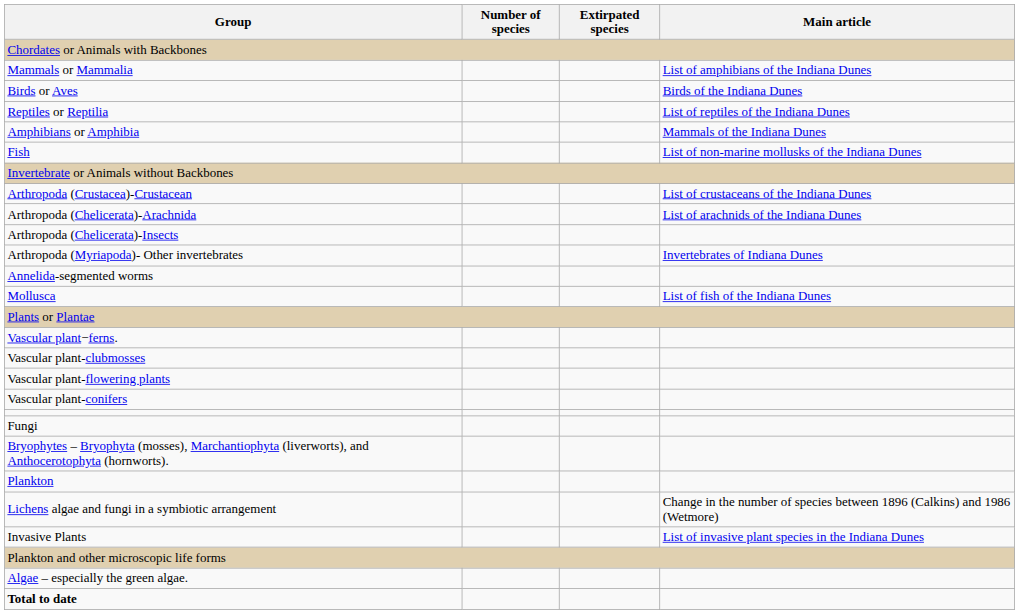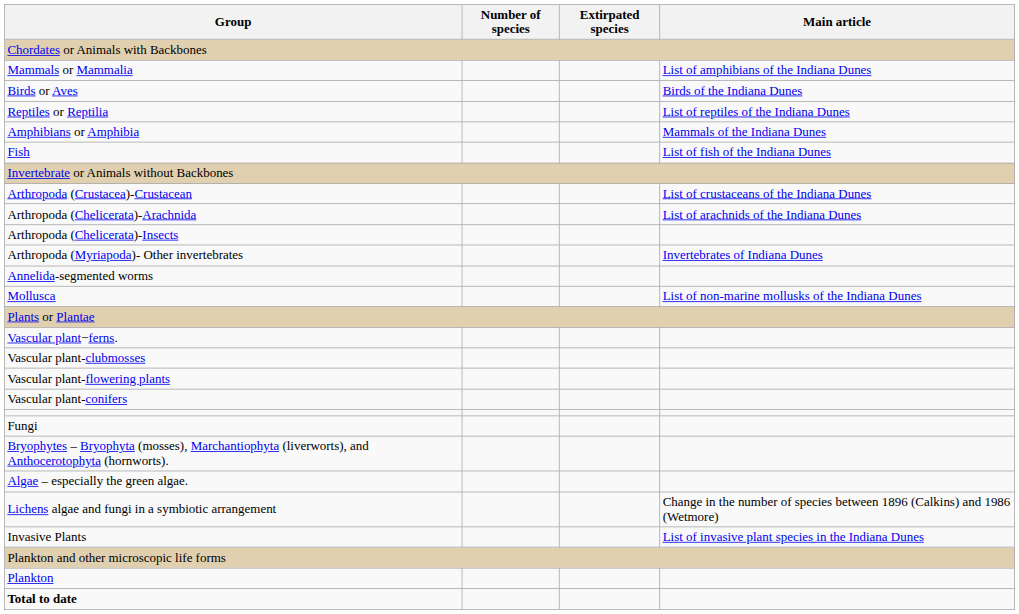(792, 152) List of non-marine mollusks of the Indiana Dunes -> (747, 152) List of fish of the Indiana Dunes
(747, 296) List of fish of the Indiana Dunes -> (792, 296) List of non-marine mollusks of the Indiana Dunes
rows swapped: (98, 578) <-> (30, 481)
